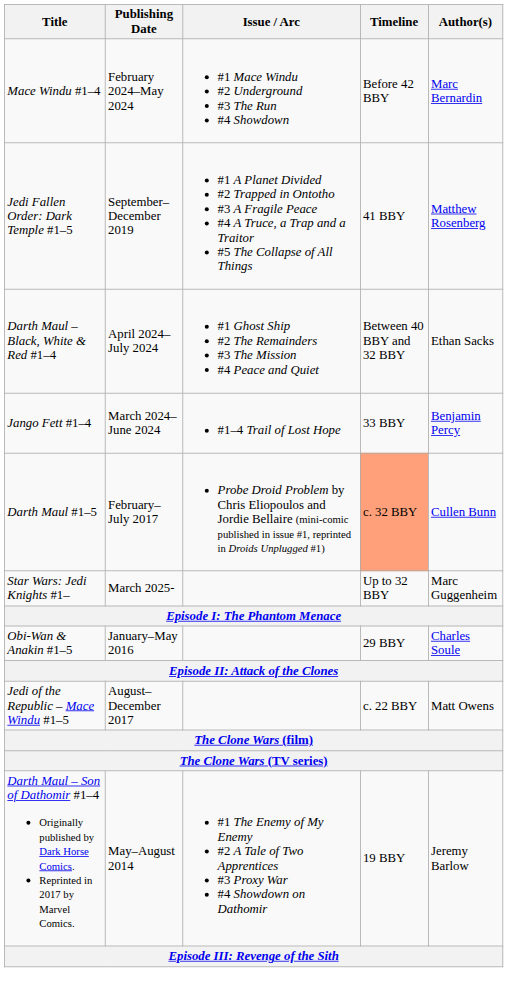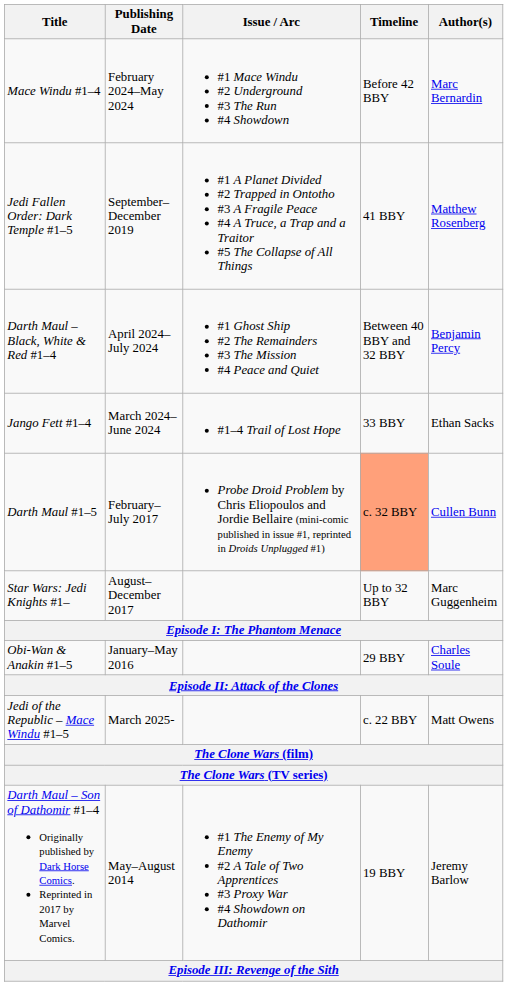(462, 341) Ethan Sacks -> (456, 341) Benjamin Percy
(456, 423) Benjamin Percy -> (462, 423) Ethan Sacks
(141, 588) March 2025- -> (134, 595) August–December 2017
(134, 705) August–December 2017 -> (141, 720) March 2025-
